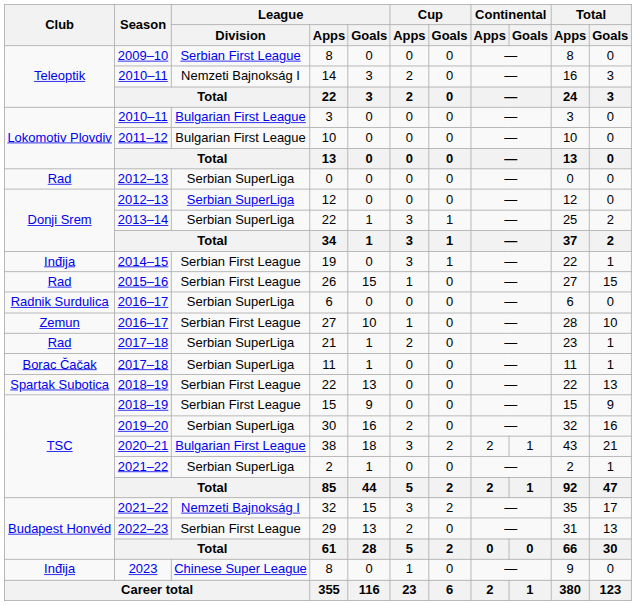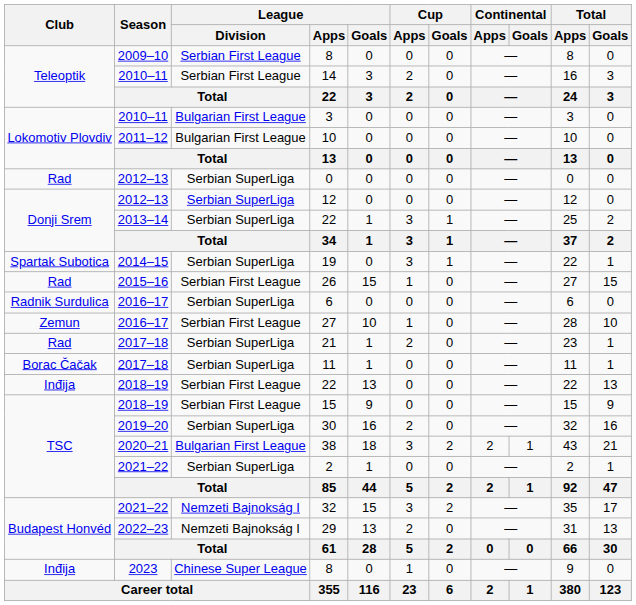(241, 76) Nemzeti Bajnokság I -> (241, 76) Serbian First League
(60, 261) Inđija -> (60, 261) Spartak Subotica
(241, 261) Serbian First League -> (241, 261) Serbian SuperLiga
(60, 384) Spartak Subotica -> (60, 384) Inđija
(241, 528) Serbian First League -> (241, 528) Nemzeti Bajnokság I
